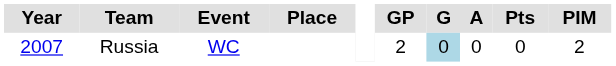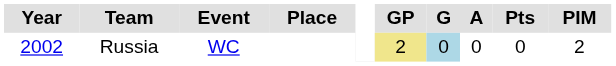(42, 47) 2007 -> (42, 47) 2002
(401, 47) no background -> (401, 47) khaki background
